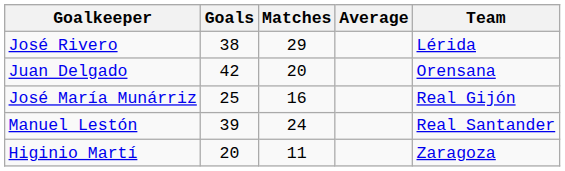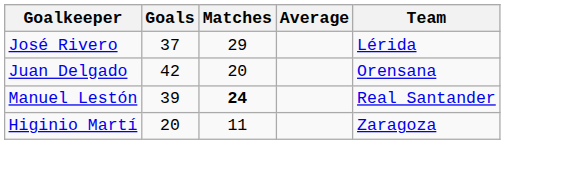(229, 45) 38 -> (170, 45) 37
- row: (103, 99)
(297, 126) normal -> (237, 99) bold
